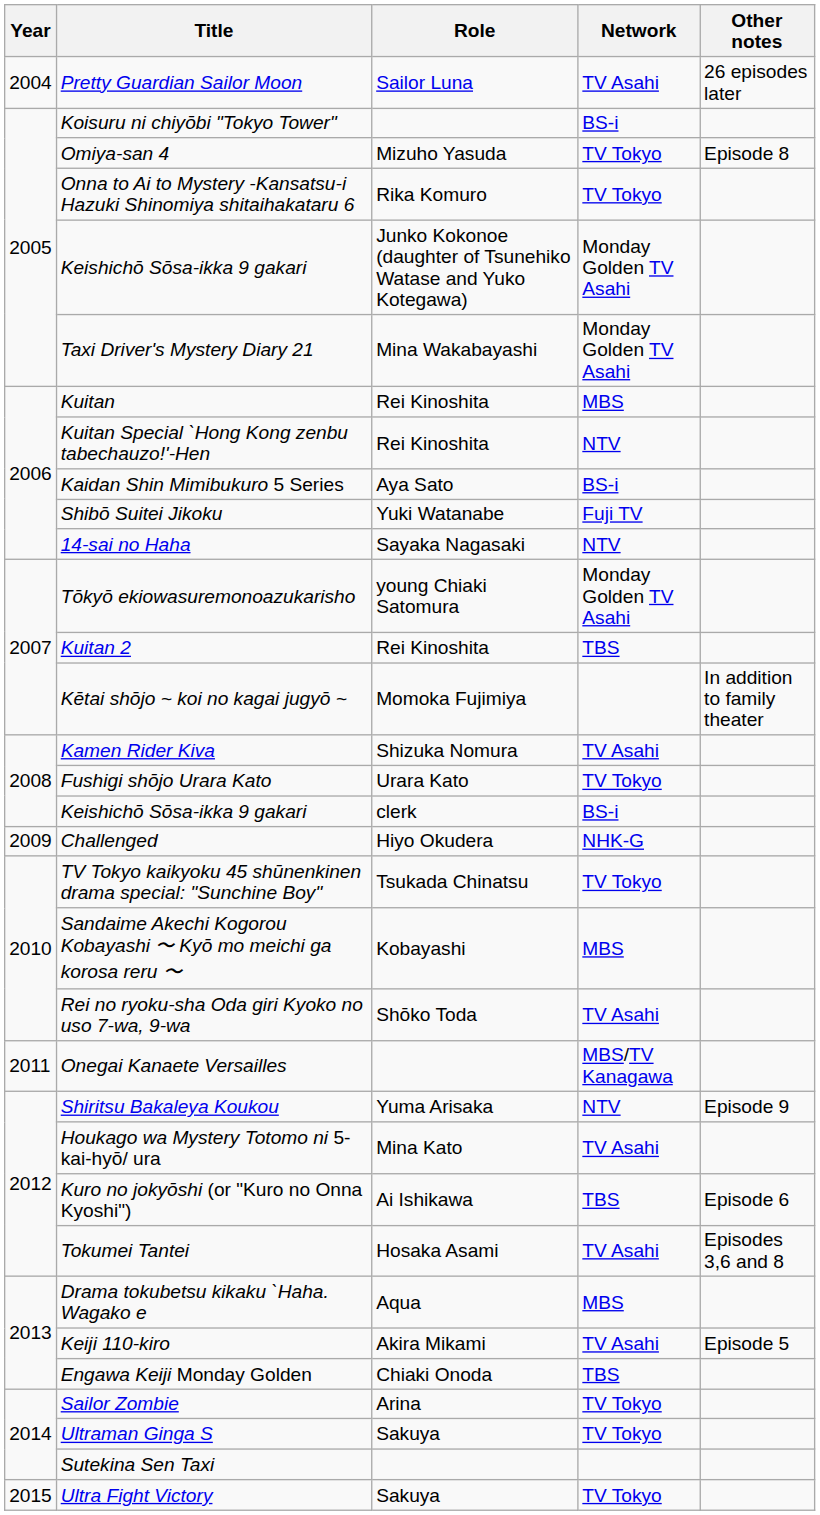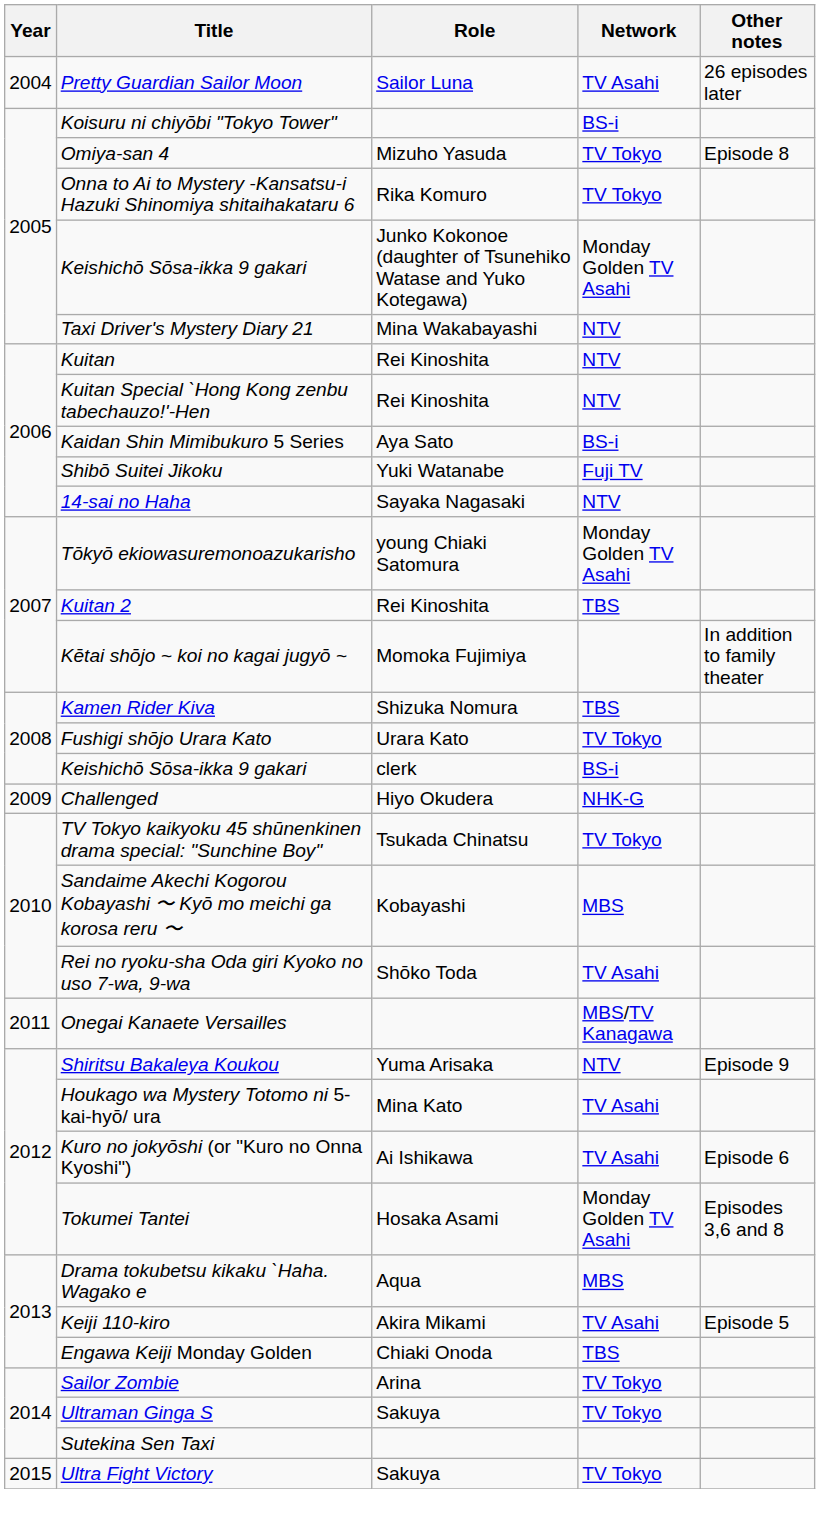(628, 351) Monday Golden TV Asahi -> (601, 329) NTV
(603, 402) MBS -> (601, 360) NTV
(621, 751) TV Asahi -> (601, 708) TBS
(601, 1200) TBS -> (621, 1157) TV Asahi
(621, 1251) TV Asahi -> (628, 1219) Monday Golden TV Asahi
